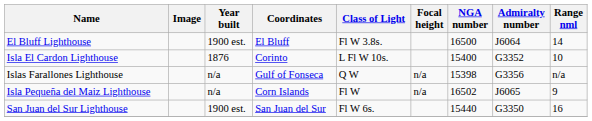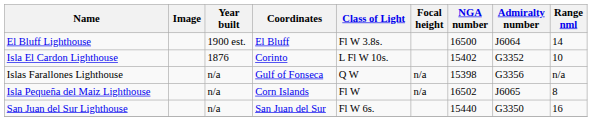(463, 58) 15400 -> (463, 58) 15402
(555, 91) 9 -> (555, 91) 8
(227, 108) 1900 est. -> (214, 108) n/a
